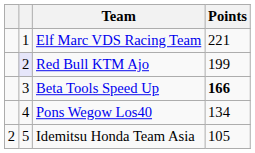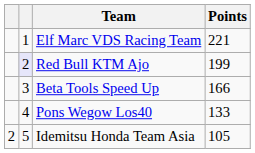(219, 88) bold -> (219, 88) normal
(219, 112) 134 -> (219, 112) 133
